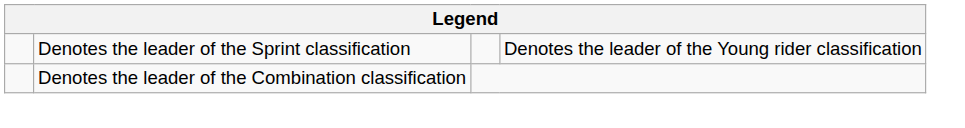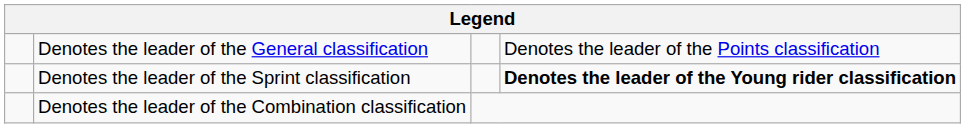+ row: (233, 48)
(713, 48) normal -> (730, 78) bold
